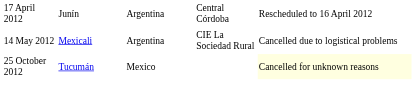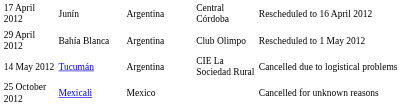+ row: (19, 40)
(75, 40) Mexicali -> (76, 66) Tucumán
(76, 66) Tucumán -> (75, 93) Mexicali
(319, 66) lightyellow background -> (319, 93) no background
